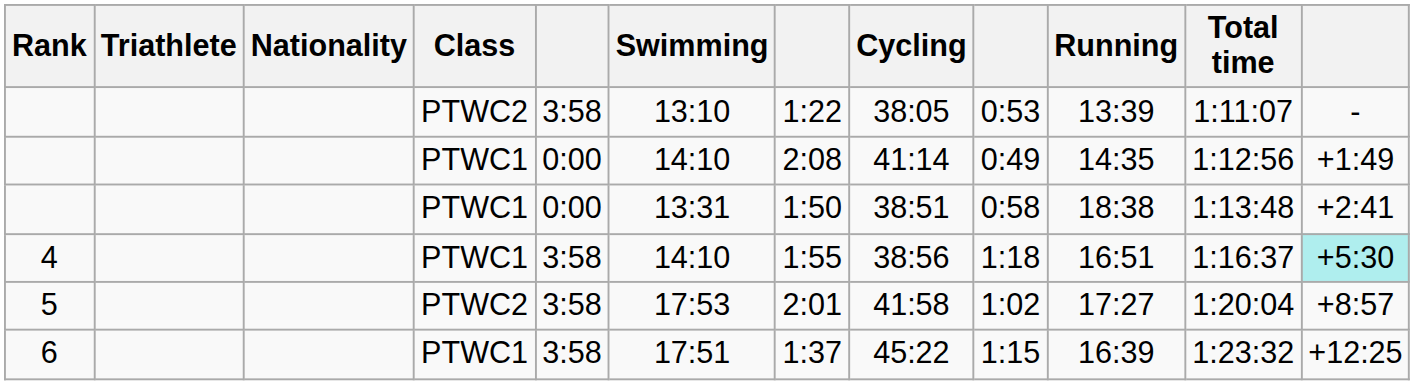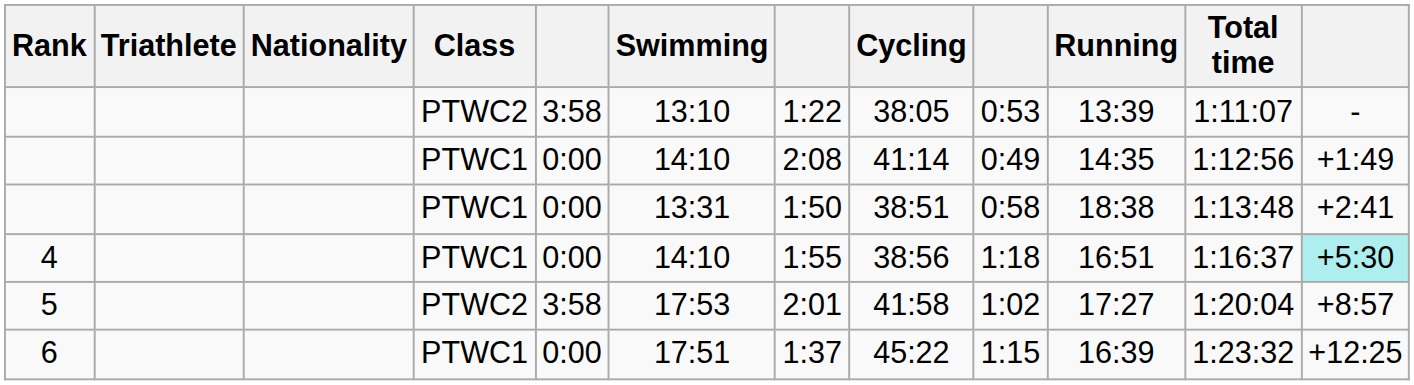(572, 256) 3:58 -> (572, 256) 0:00
(572, 353) 3:58 -> (572, 353) 0:00
